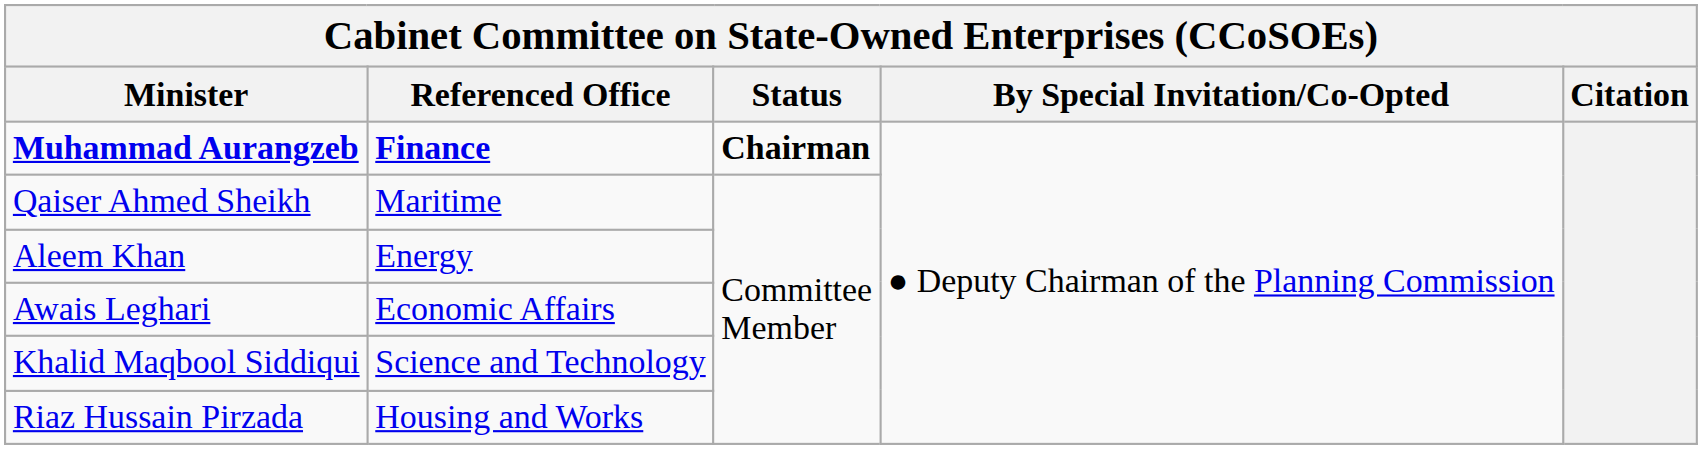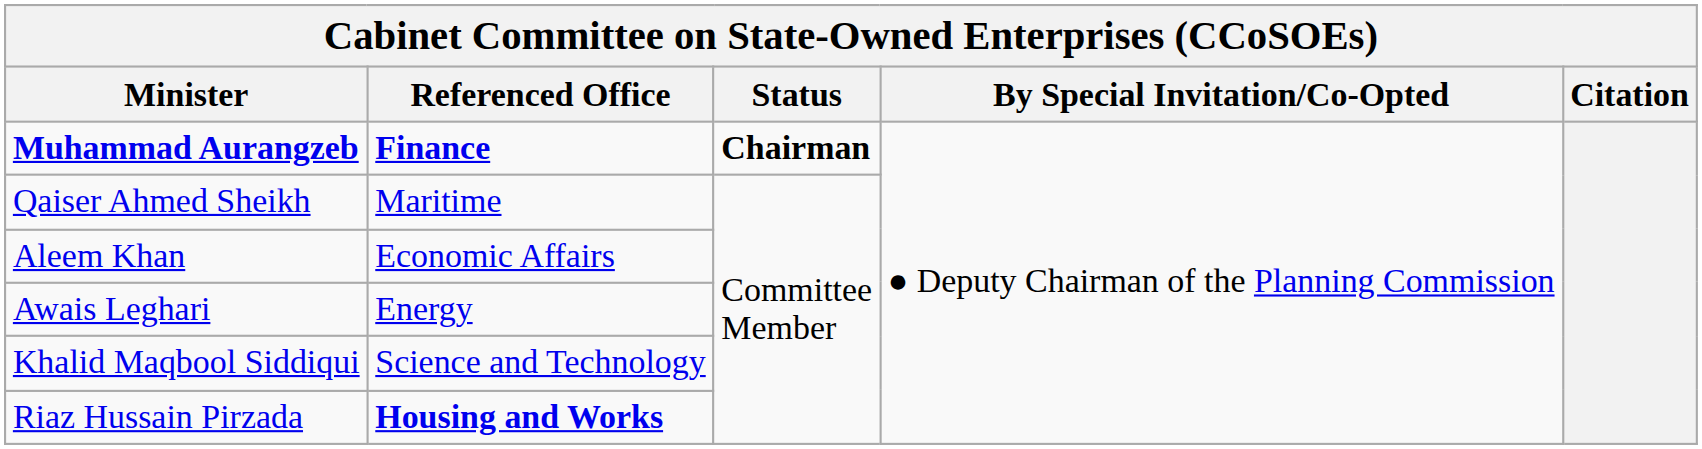(424, 255) Energy -> (495, 255) Economic Affairs
(495, 308) Economic Affairs -> (424, 308) Energy
(509, 416) normal -> (519, 416) bold
